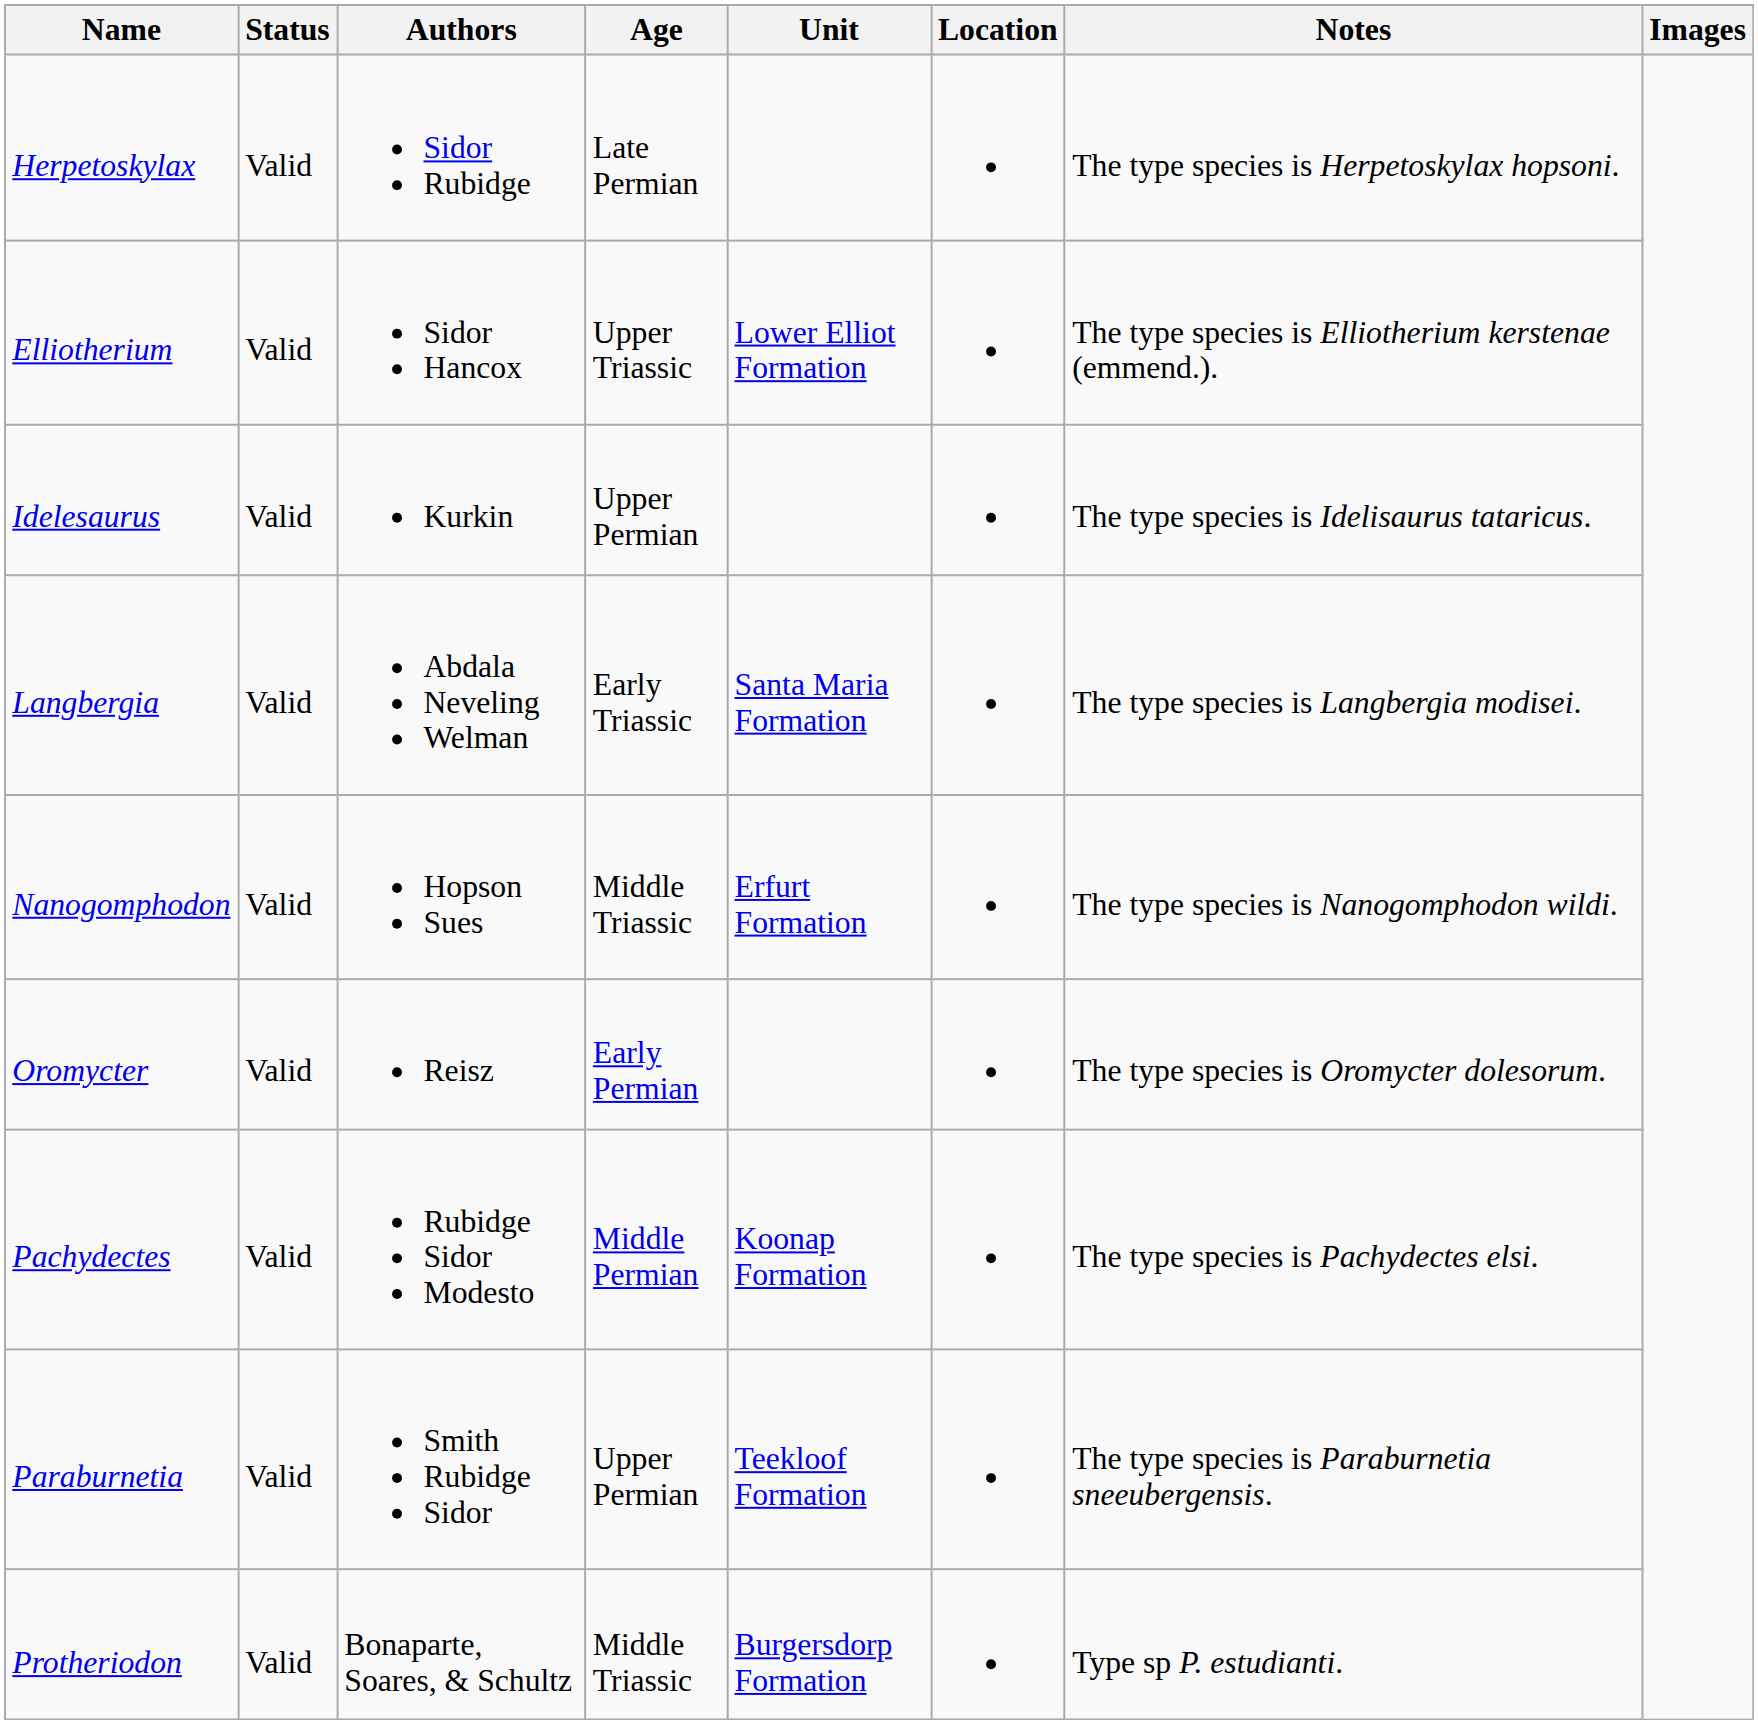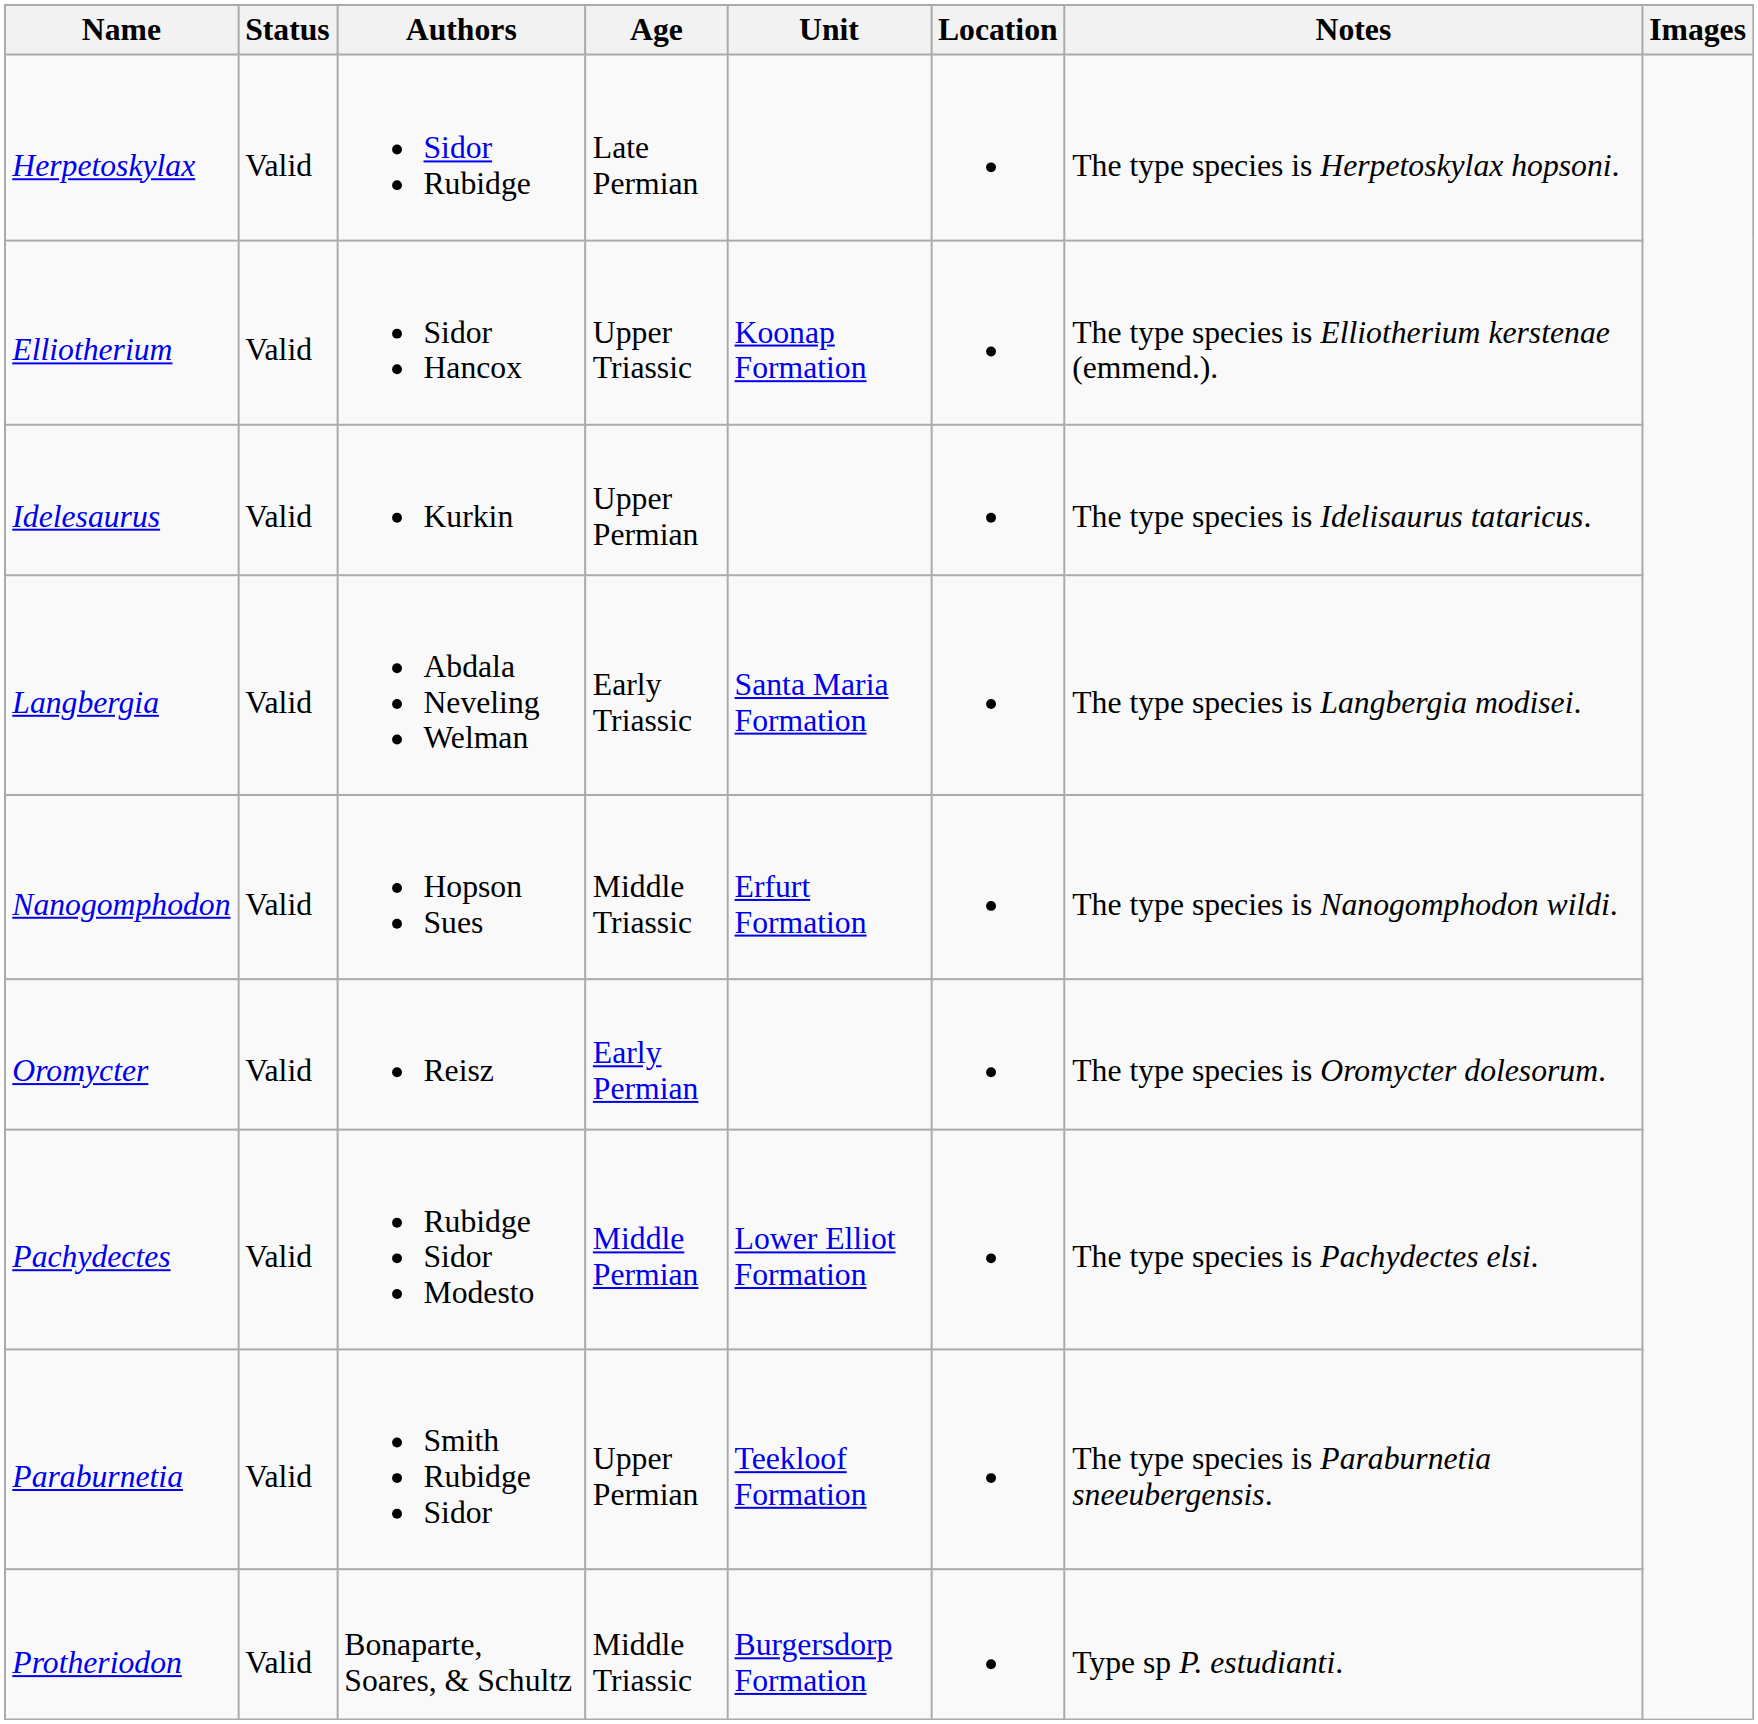(815, 349) Lower Elliot Formation -> (801, 349) Koonap Formation
(801, 1256) Koonap Formation -> (815, 1256) Lower Elliot Formation
